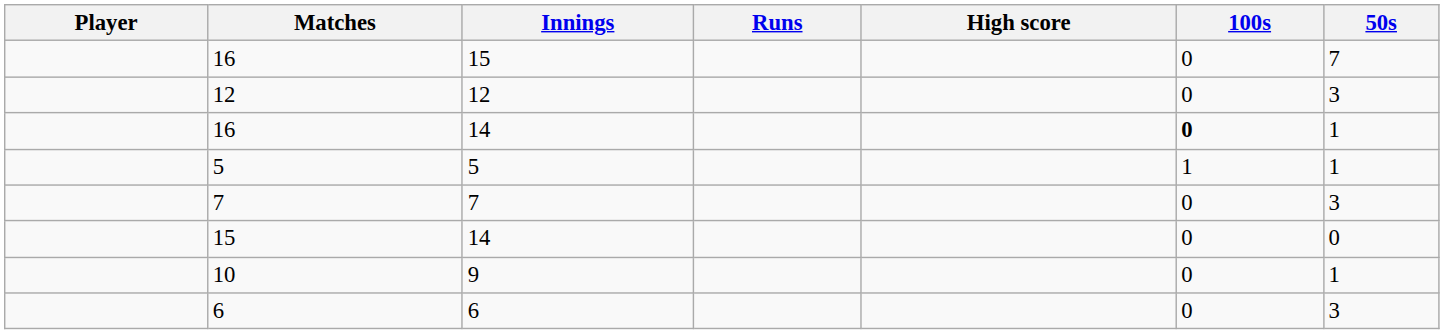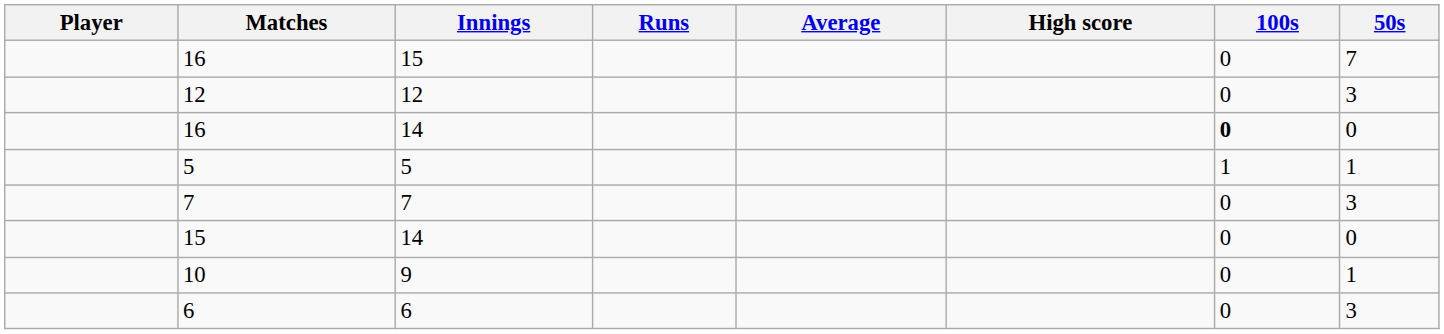+ column: (841, 22)
(1334, 130) 1 -> (1351, 130) 0
